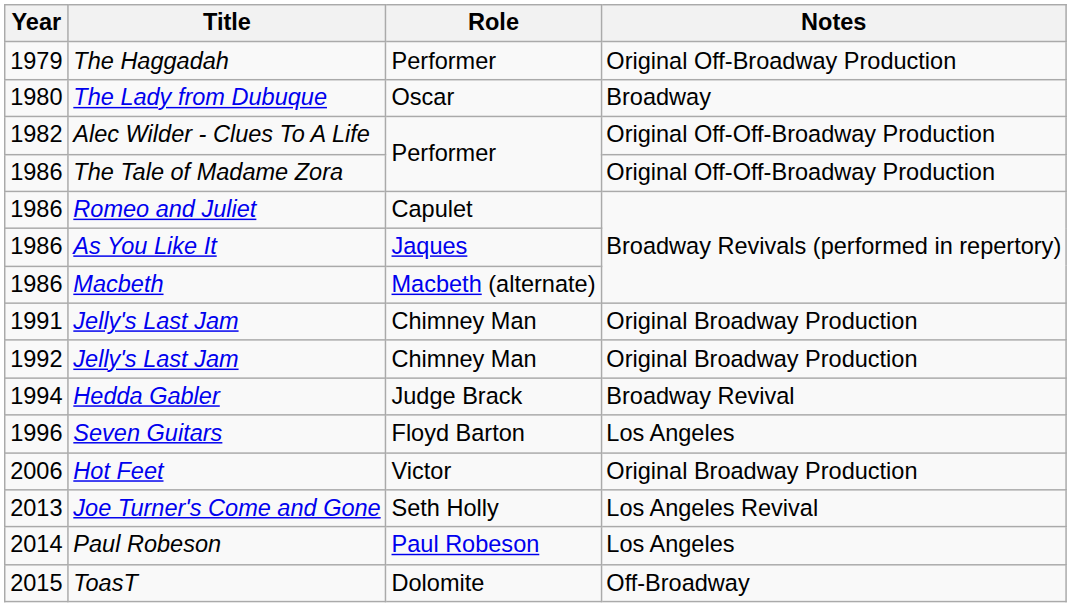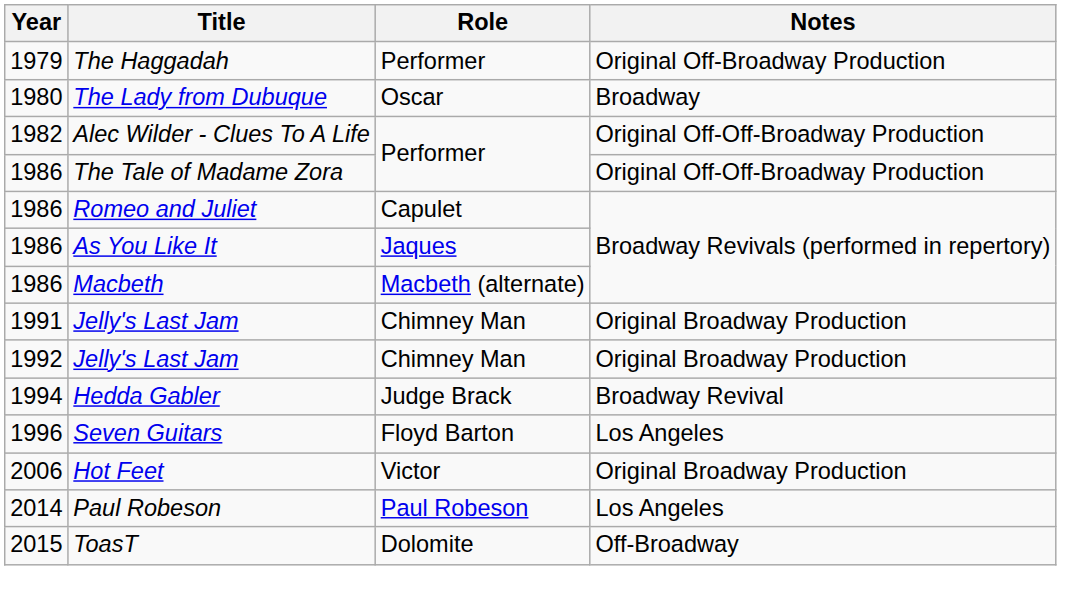- row: (36, 508)
